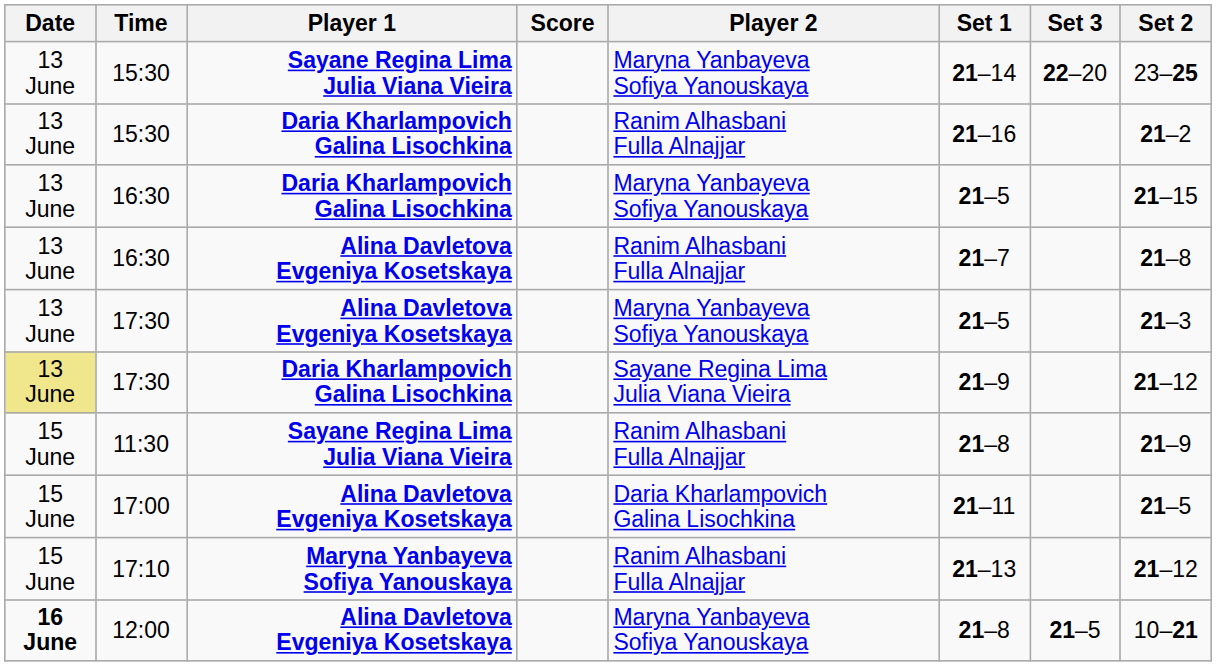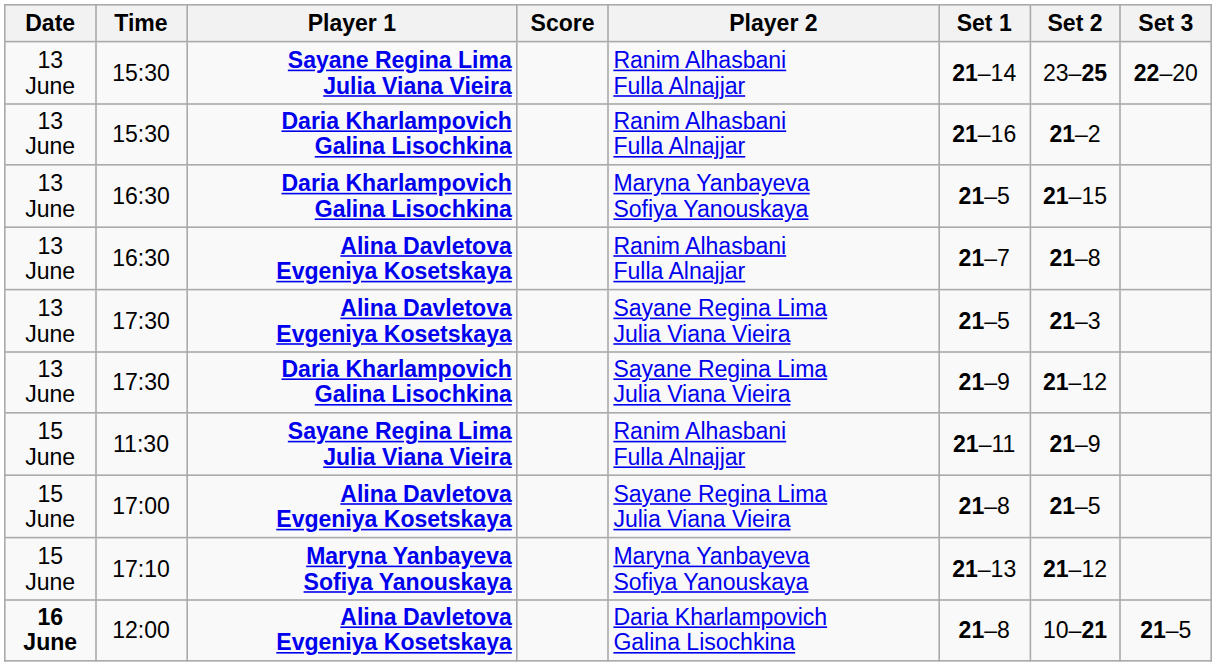columns swapped: (1166, 23) <-> (1075, 23)
(712, 73) Maryna Yanbayeva Sofiya Yanouskaya -> (700, 73) Ranim Alhasbani Fulla Alnajjar
(712, 321) Maryna Yanbayeva Sofiya Yanouskaya -> (720, 321) Sayane Regina Lima Julia Viana Vieira
(50, 383) khaki background -> (50, 383) no background
(984, 445) 21–8 -> (984, 445) 21–11
(720, 507) Daria Kharlampovich Galina Lisochkina -> (720, 507) Sayane Regina Lima Julia Viana Vieira
(984, 507) 21–11 -> (984, 507) 21–8
(700, 569) Ranim Alhasbani Fulla Alnajjar -> (712, 569) Maryna Yanbayeva Sofiya Yanouskaya
(712, 631) Maryna Yanbayeva Sofiya Yanouskaya -> (720, 631) Daria Kharlampovich Galina Lisochkina
